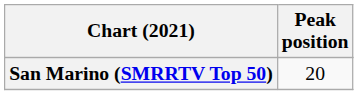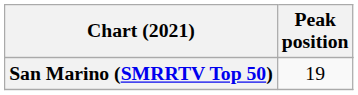(315, 73) 20 -> (315, 73) 19
